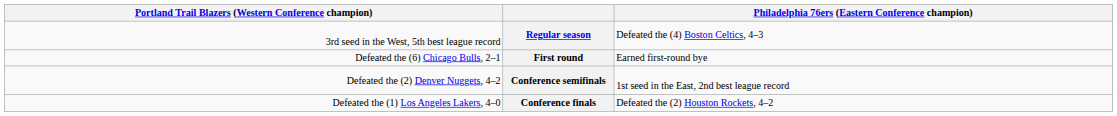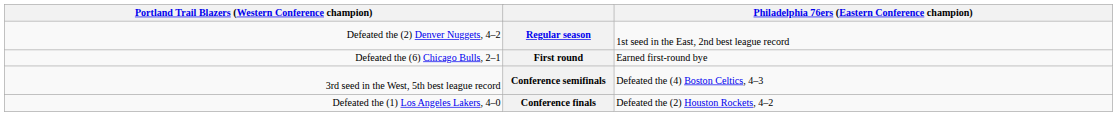(413, 41) 3rd seed in the West, 5th best league record -> (424, 35) Defeated the (2) Denver Nuggets, 4–2
(690, 35) Defeated the (4) Boston Celtics, 4–3 -> (703, 41) 1st seed in the East, 2nd best league record
(424, 80) Defeated the (2) Denver Nuggets, 4–2 -> (413, 86) 3rd seed in the West, 5th best league record
(703, 86) 1st seed in the East, 2nd best league record -> (690, 80) Defeated the (4) Boston Celtics, 4–3
